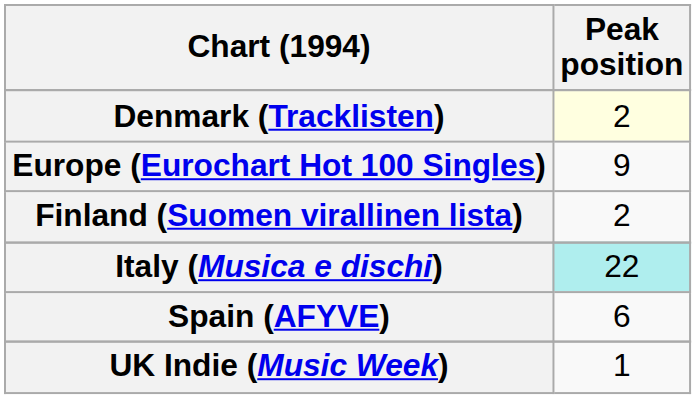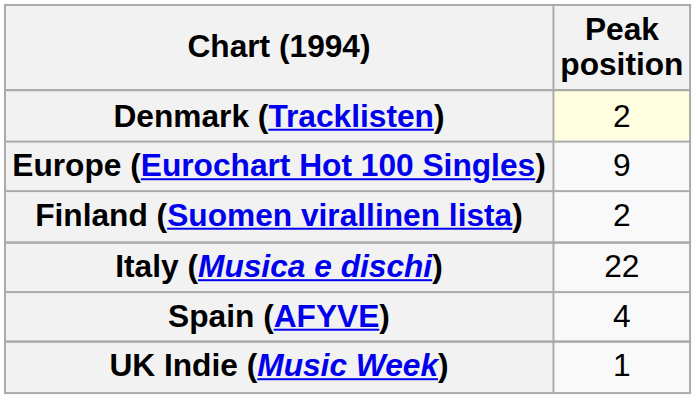(622, 266) paleturquoise background -> (622, 266) no background
(622, 316) 6 -> (622, 316) 4
